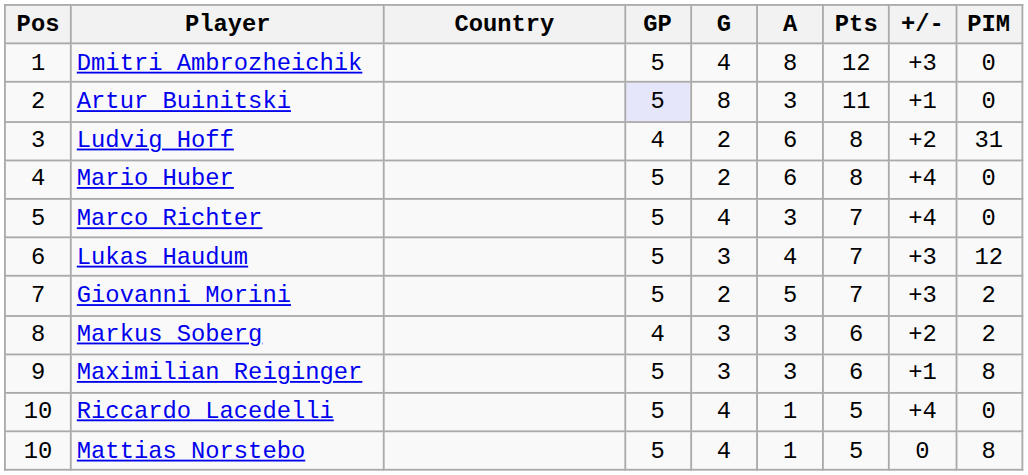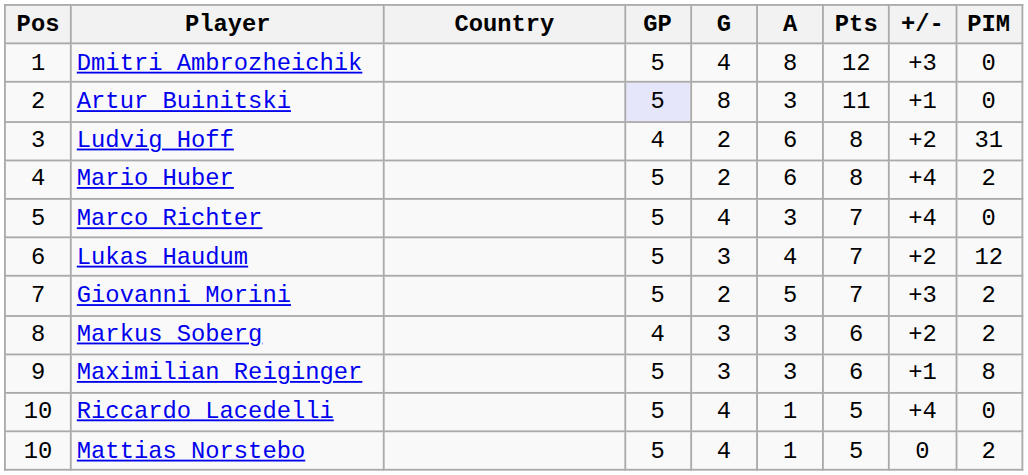(989, 179) 0 -> (989, 179) 2
(922, 257) +3 -> (922, 257) +2
(989, 451) 8 -> (989, 451) 2
